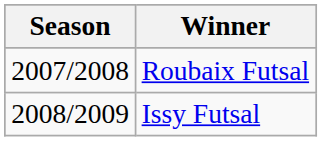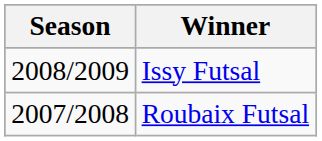rows swapped: (225, 69) <-> (201, 113)
